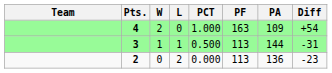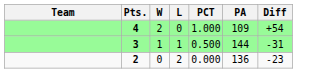- column: (240, 12)
